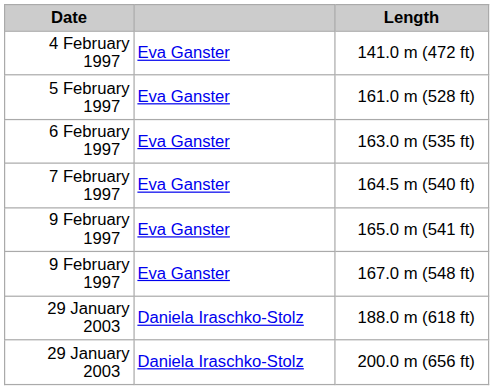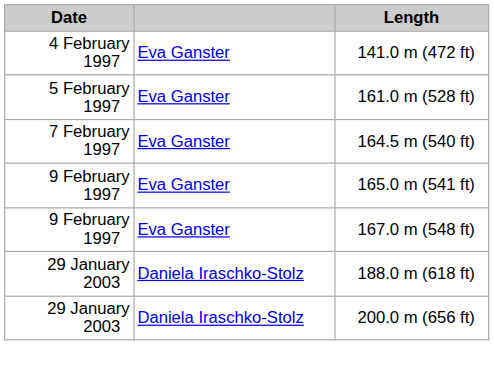- row: (421, 141)
